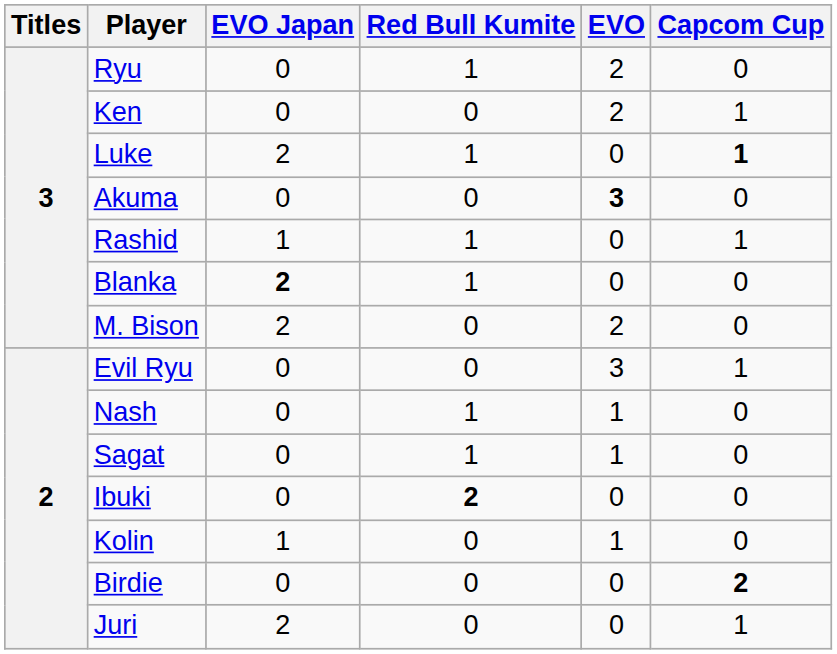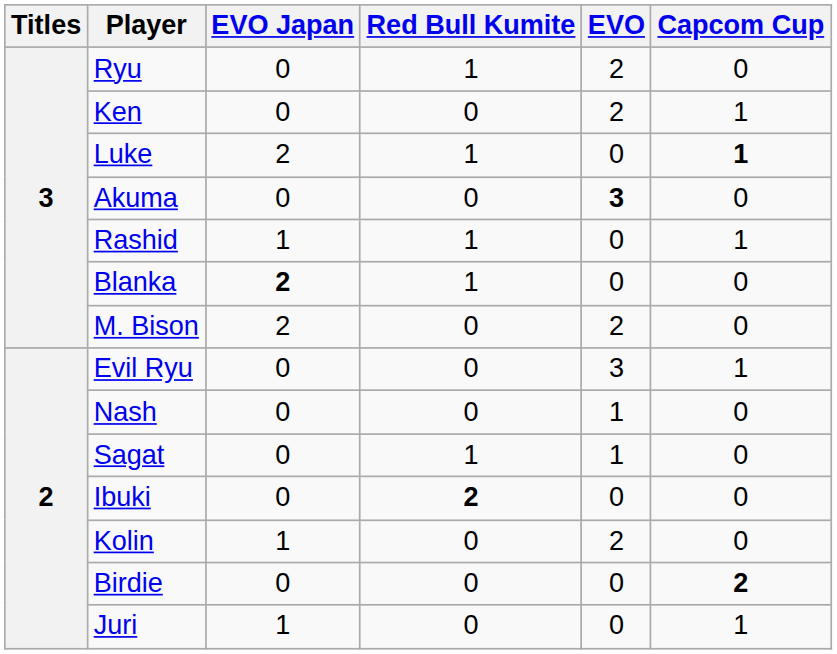(471, 411) 1 -> (471, 411) 0
(616, 540) 1 -> (616, 540) 2
(283, 626) 2 -> (283, 626) 1
